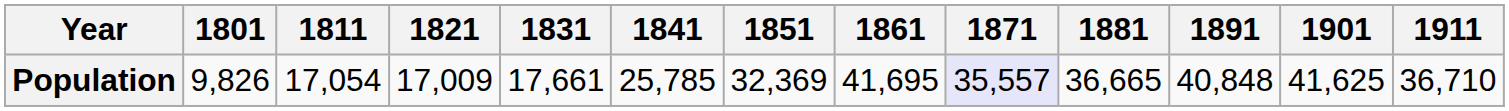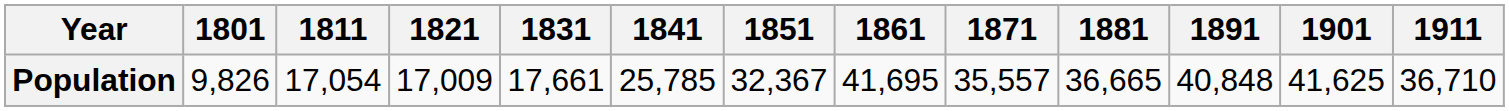(779, 79) 32,369 -> (779, 79) 32,367
(1002, 79) lavender background -> (1002, 79) no background
